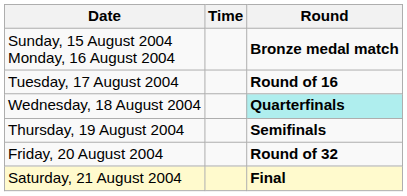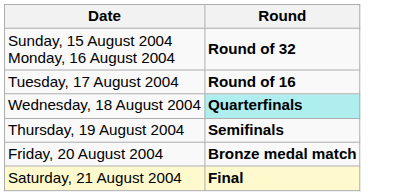- column: (226, 16)
(324, 49) Bronze medal match -> (252, 49) Round of 32
(294, 154) Round of 32 -> (282, 154) Bronze medal match
